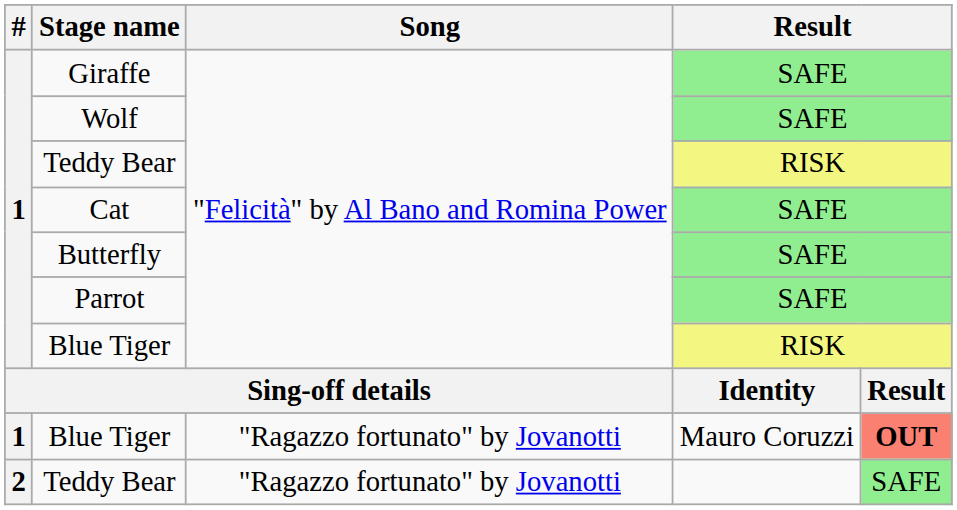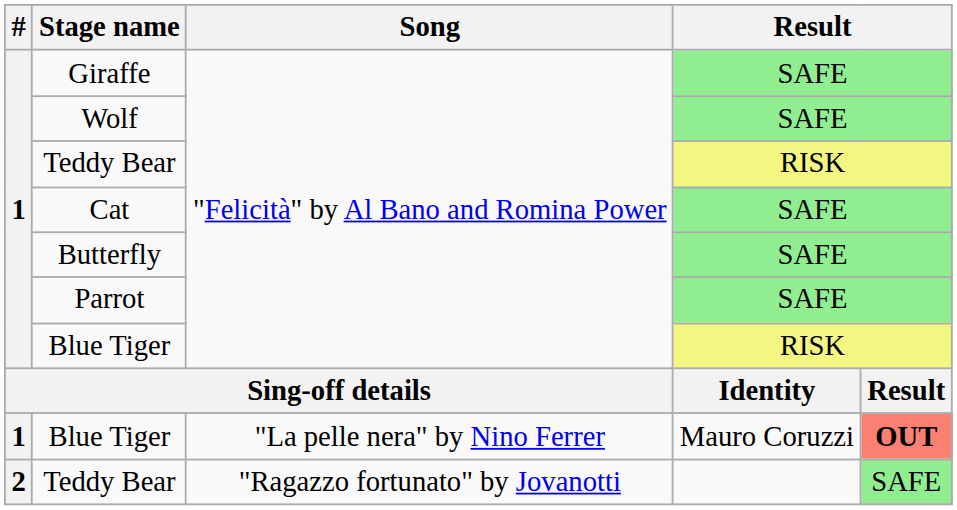(430, 436) "Ragazzo fortunato" by Jovanotti -> (430, 436) "La pelle nera" by Nino Ferrer
